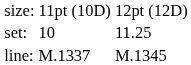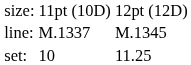rows swapped: (16, 33) <-> (19, 55)
